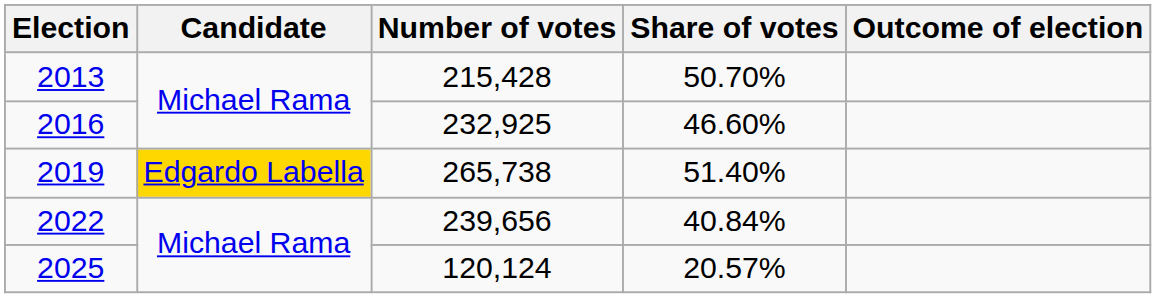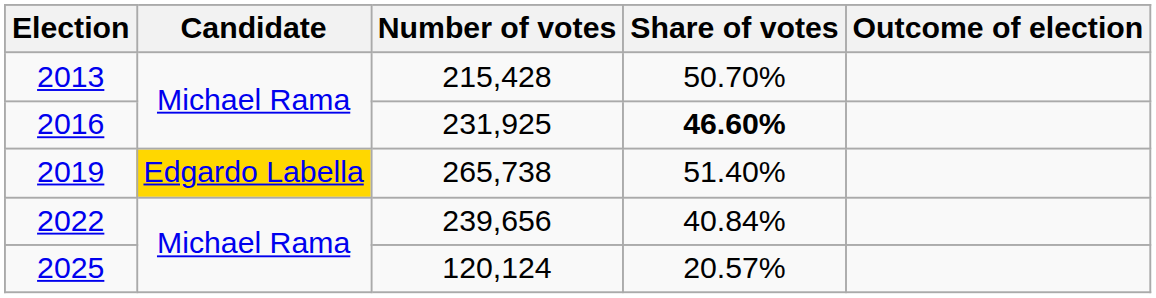(497, 124) 232,925 -> (497, 124) 231,925
(734, 124) normal -> (734, 124) bold
